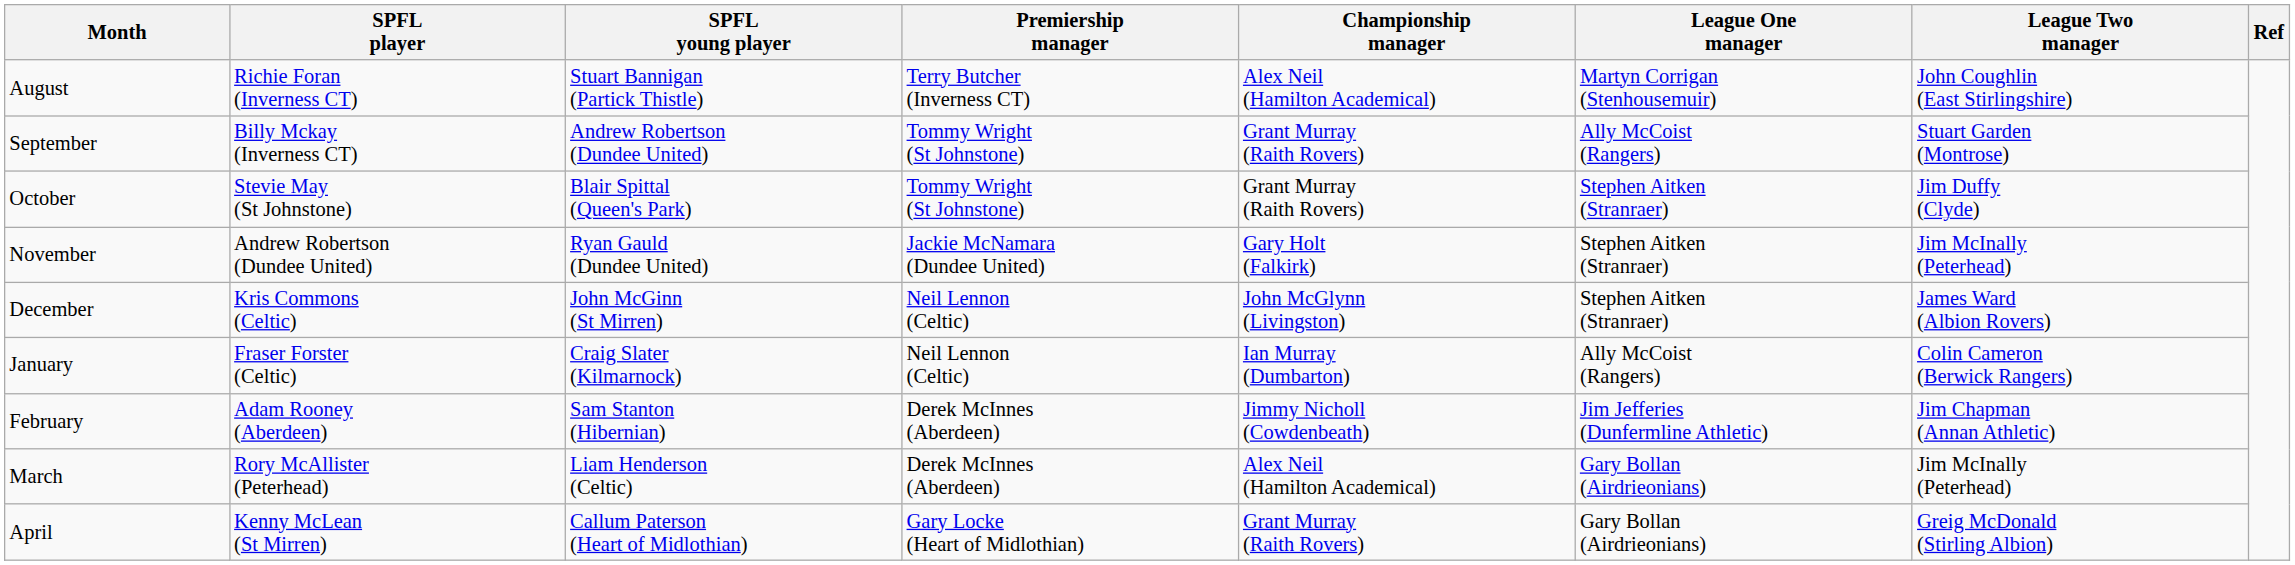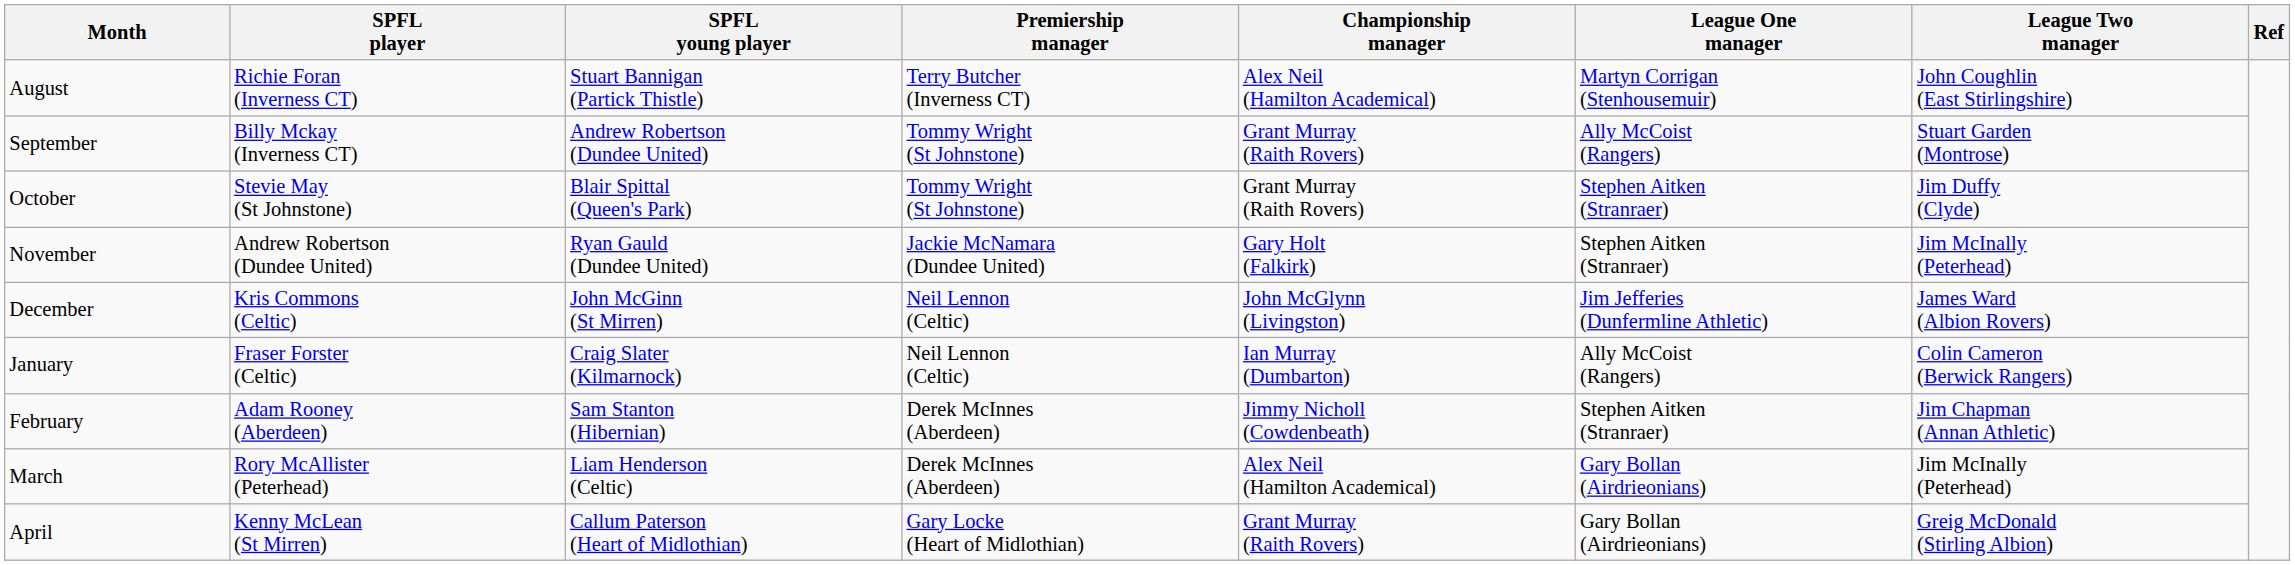(1643, 309) Stephen Aitken (Stranraer) -> (1674, 309) Jim Jefferies (Dunfermline Athletic)
(1674, 420) Jim Jefferies (Dunfermline Athletic) -> (1643, 420) Stephen Aitken (Stranraer)
